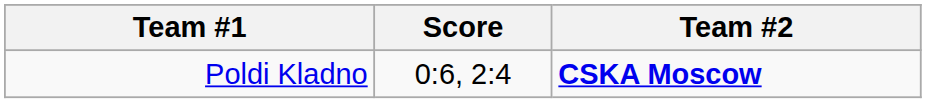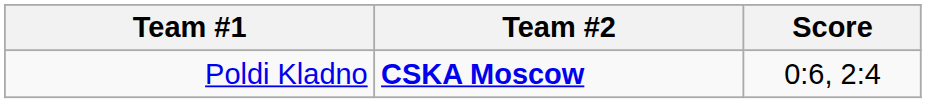columns swapped: (463, 27) <-> (736, 27)
